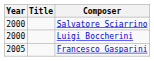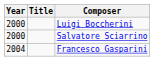rows swapped: (102, 24) <-> (95, 37)
(16, 50) 2005 -> (16, 50) 2004
